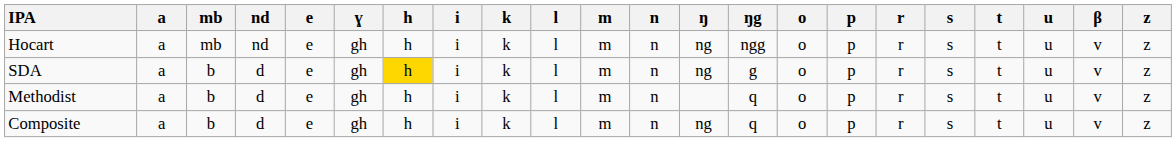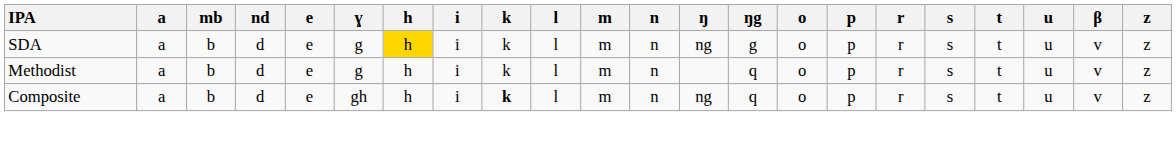- row: (31, 44)
(359, 70) gh -> (359, 44) g
(359, 96) gh -> (359, 70) g
(507, 123) normal -> (507, 96) bold
